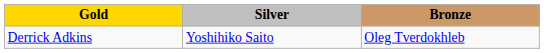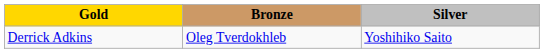columns swapped: (272, 15) <-> (450, 15)
